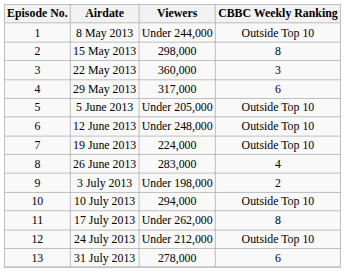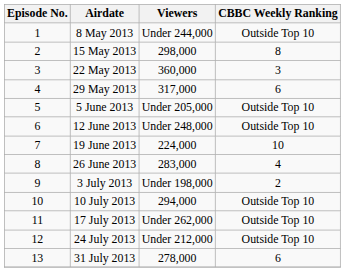(278, 145) Outside Top 10 -> (278, 145) 10
(278, 220) 8 -> (278, 220) Outside Top 10
